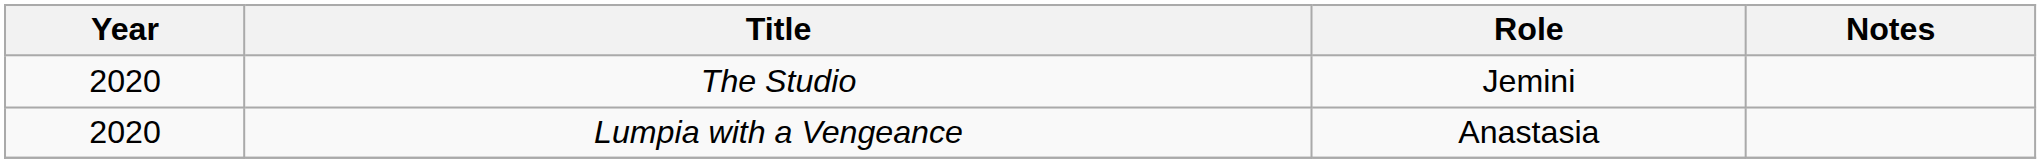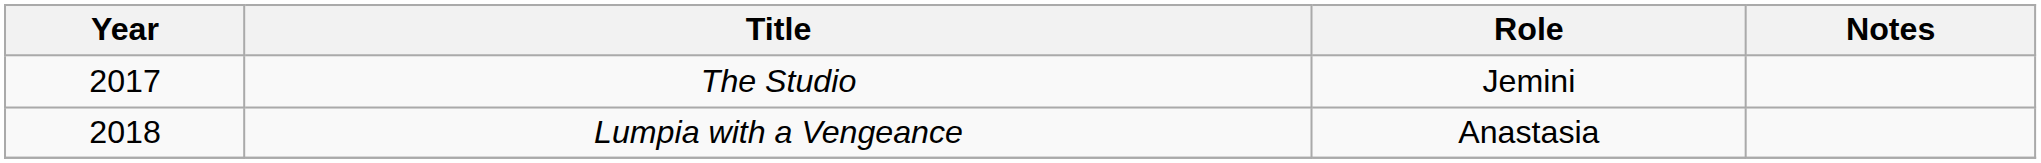(125, 81) 2020 -> (125, 81) 2017
(125, 132) 2020 -> (125, 132) 2018
